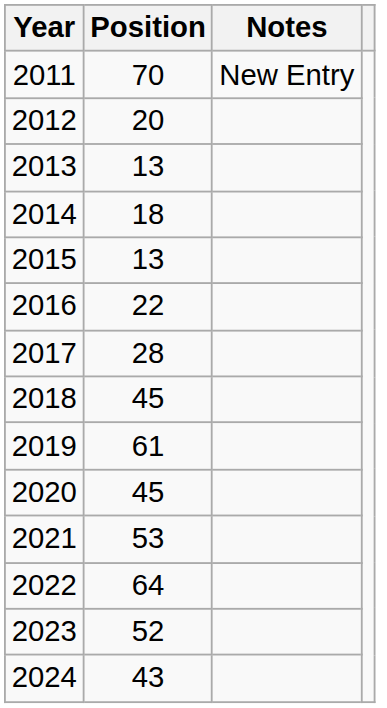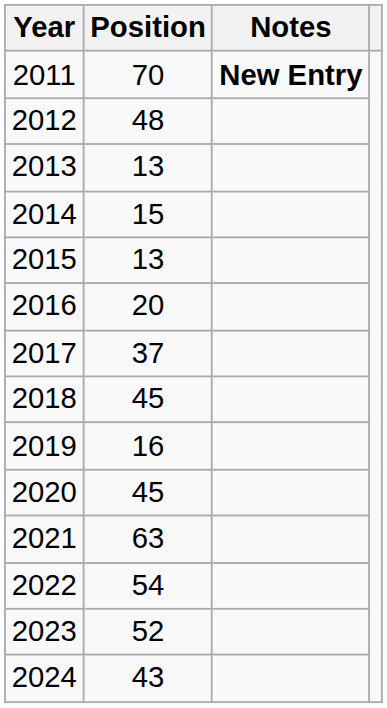(287, 74) normal -> (291, 74) bold
(148, 120) 20 -> (148, 120) 48
(148, 213) 18 -> (148, 213) 15
(148, 306) 22 -> (148, 306) 20
(148, 352) 28 -> (148, 352) 37
(148, 445) 61 -> (148, 445) 16
(148, 538) 53 -> (148, 538) 63
(148, 584) 64 -> (148, 584) 54
